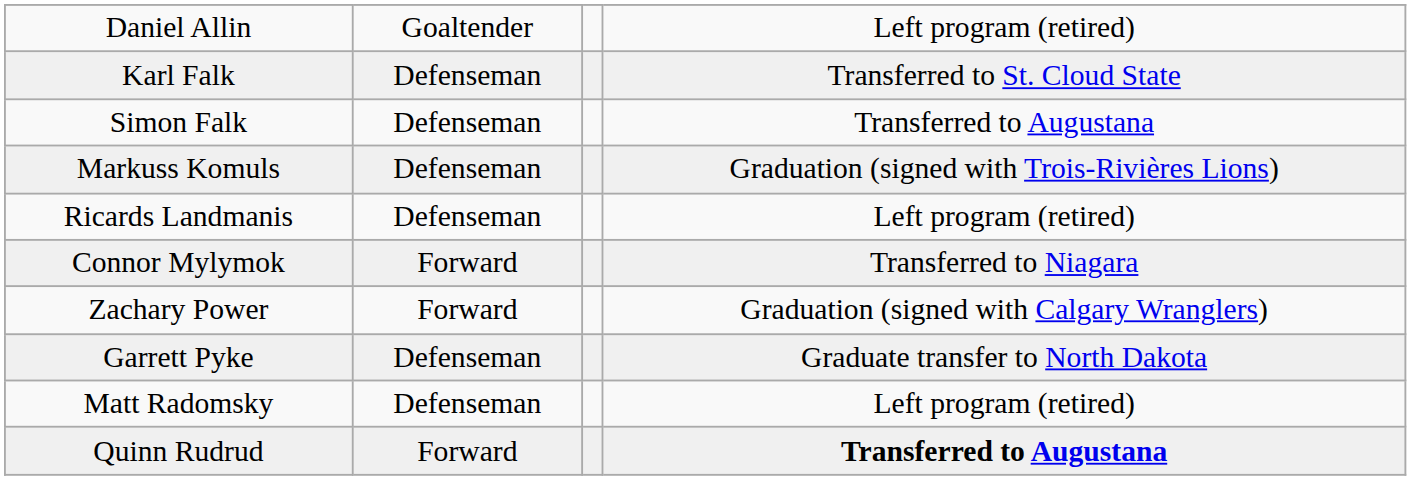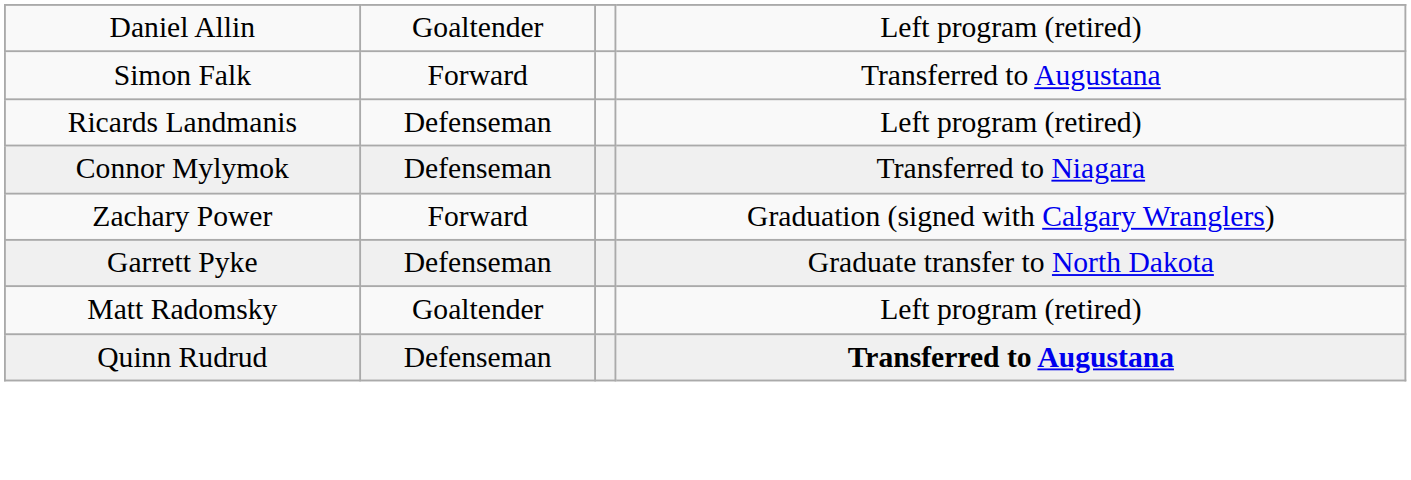- row: (178, 74)
(467, 121) Defenseman -> (478, 74) Forward
- row: (178, 168)
(467, 262) Forward -> (478, 168) Defenseman
(467, 403) Defenseman -> (478, 309) Goaltender
(467, 450) Forward -> (478, 356) Defenseman
